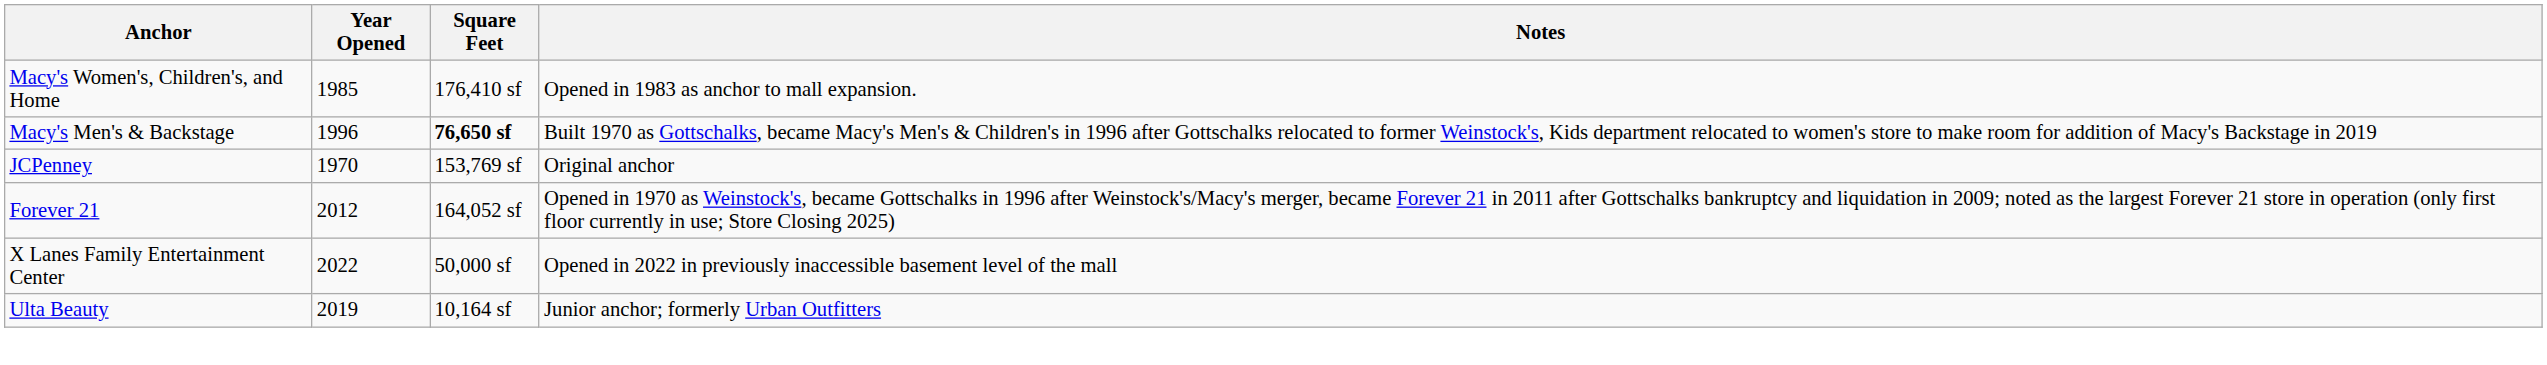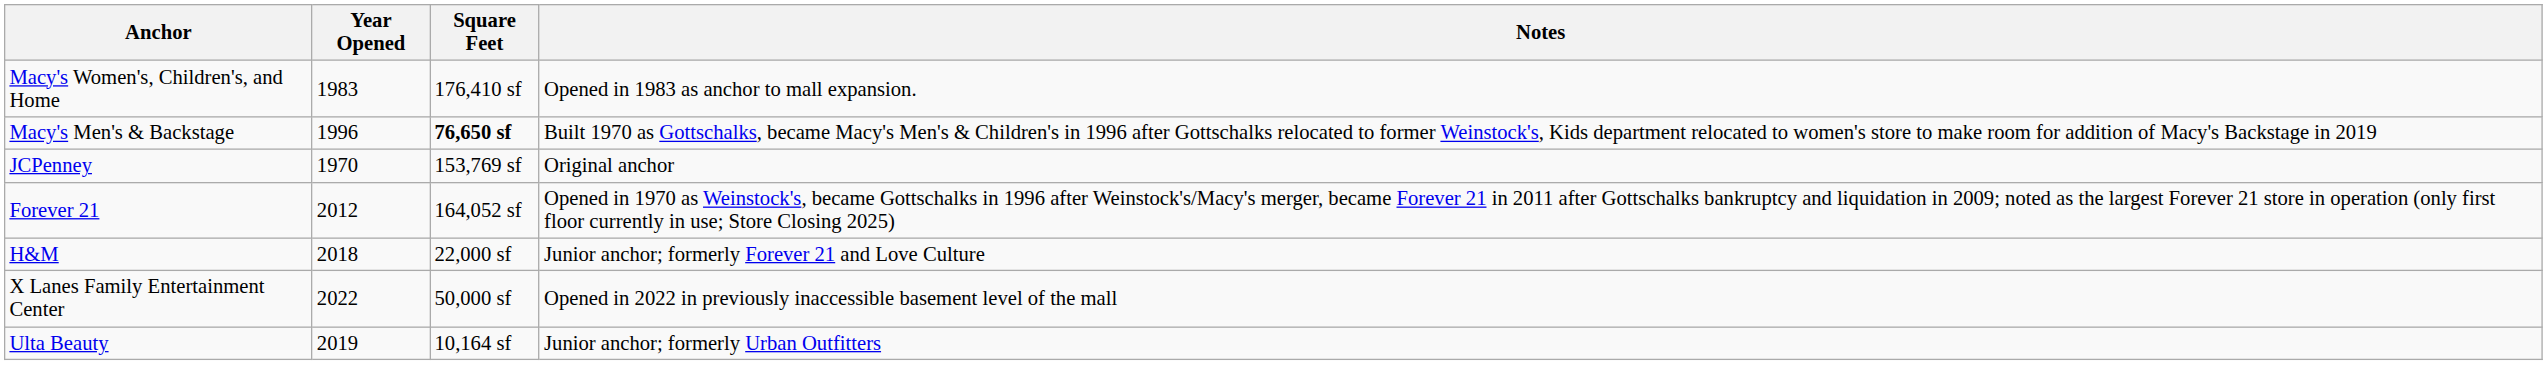(338, 88) 1985 -> (338, 88) 1983
+ row: (34, 254)
